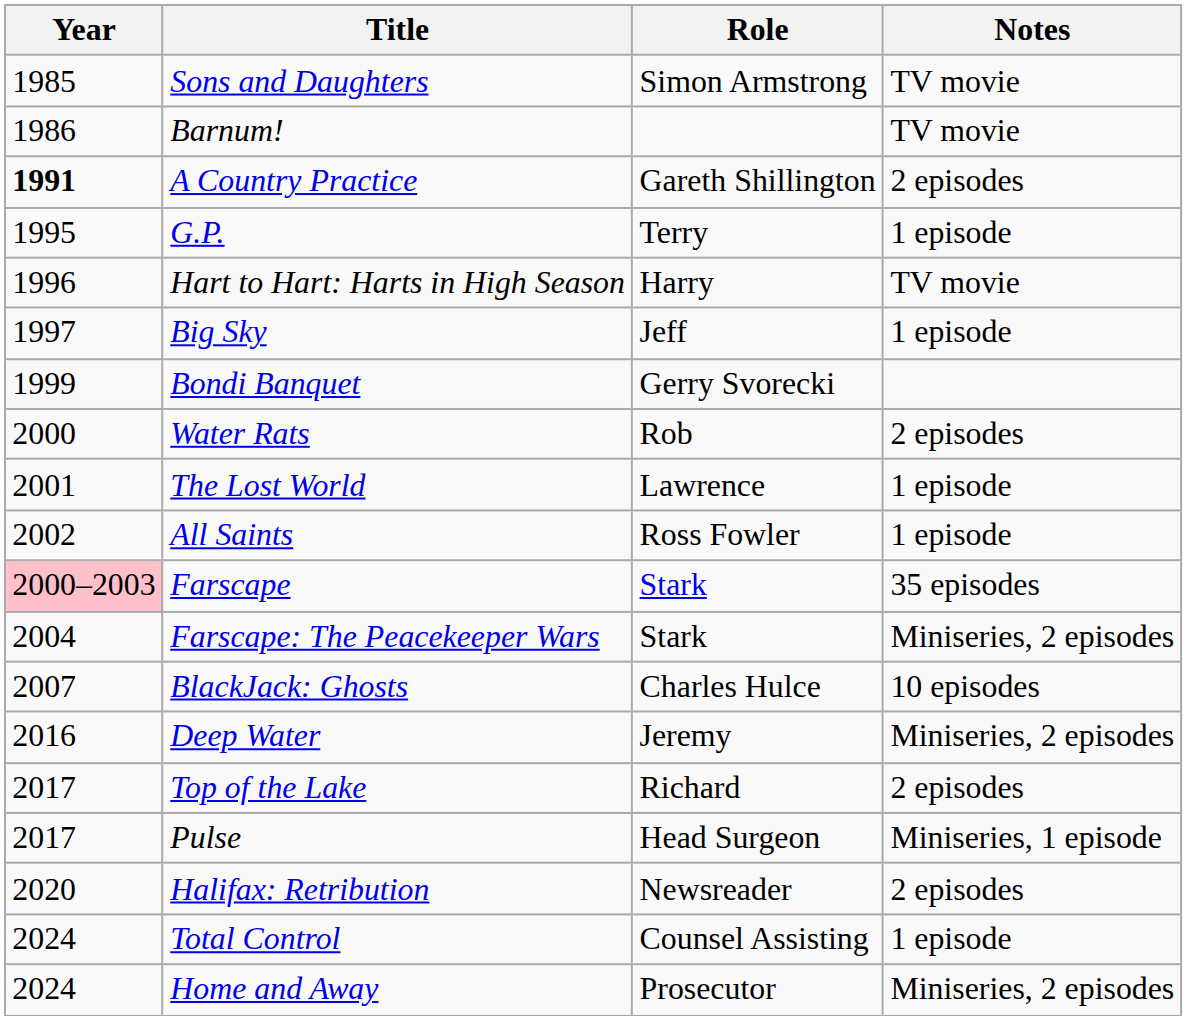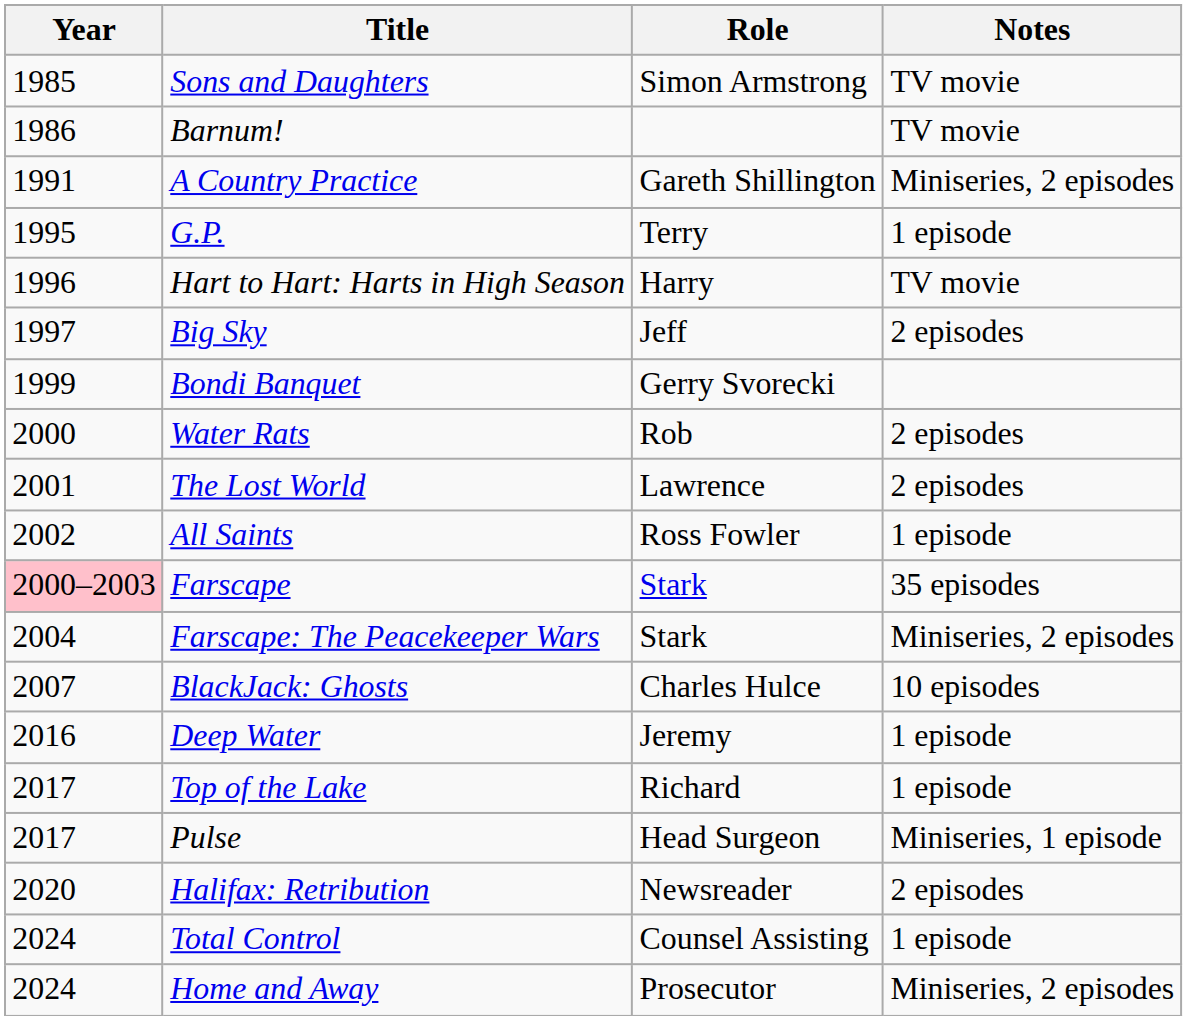(44, 181) bold -> (44, 181) normal
(957, 181) 2 episodes -> (1032, 181) Miniseries, 2 episodes
(951, 332) 1 episode -> (957, 332) 2 episodes
(951, 484) 1 episode -> (957, 484) 2 episodes
(1032, 736) Miniseries, 2 episodes -> (951, 736) 1 episode
(957, 787) 2 episodes -> (951, 787) 1 episode
